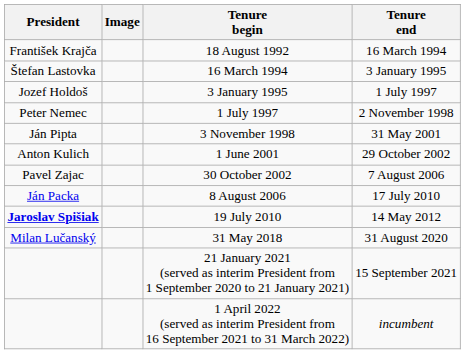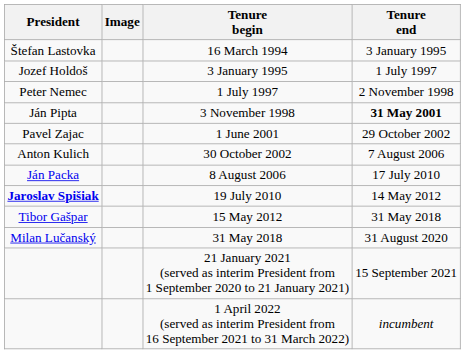- row: (247, 50)
(406, 133) normal -> (406, 112) bold
(53, 154) Anton Kulich -> (53, 133) Pavel Zajac
(53, 175) Pavel Zajac -> (53, 154) Anton Kulich
+ row: (247, 216)
